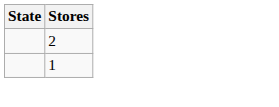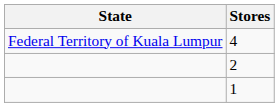+ row: (233, 41)
